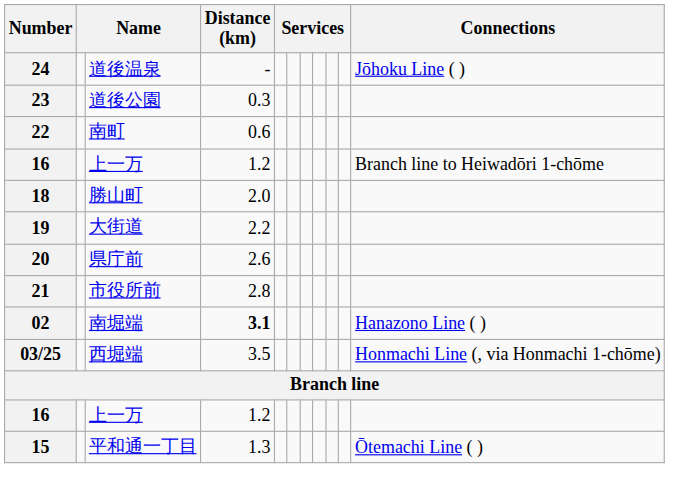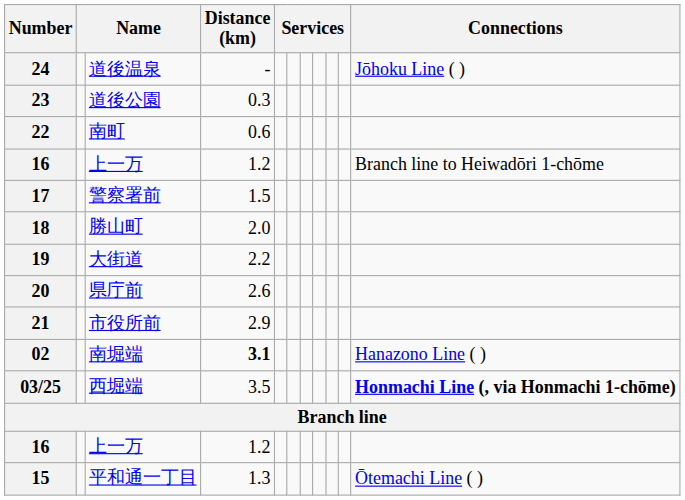+ row: (41, 196)
(259, 291) 2.8 -> (259, 323) 2.9
(508, 354) normal -> (515, 386) bold
